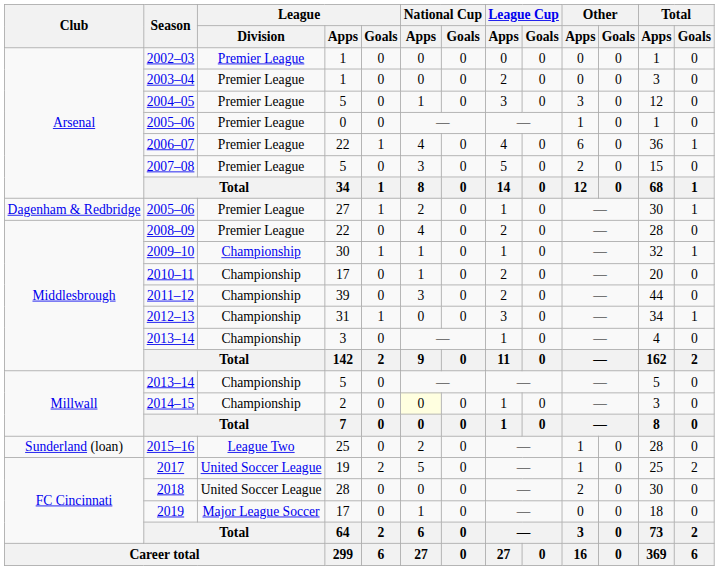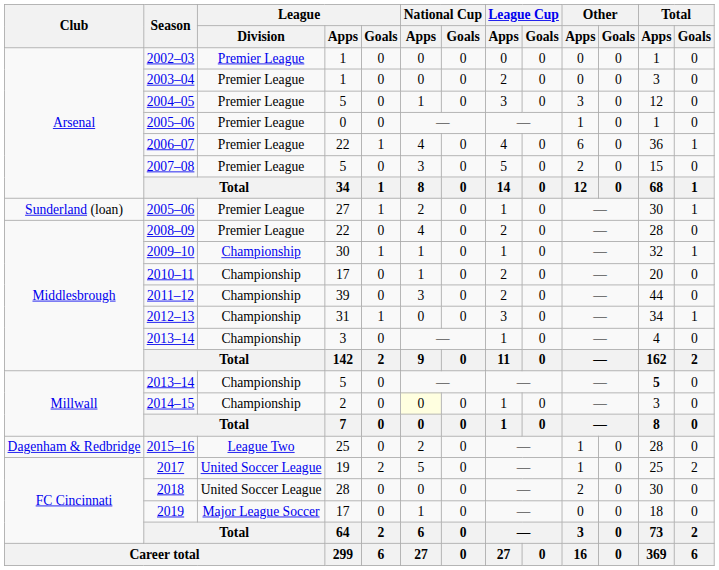(74, 209) Dagenham & Redbridge -> (74, 209) Sunderland (loan)
(656, 381) normal -> (656, 381) bold
(74, 446) Sunderland (loan) -> (74, 446) Dagenham & Redbridge
